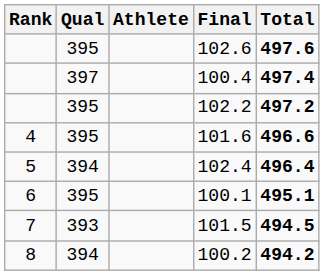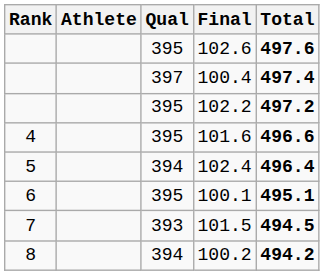columns swapped: (151, 19) <-> (83, 19)
